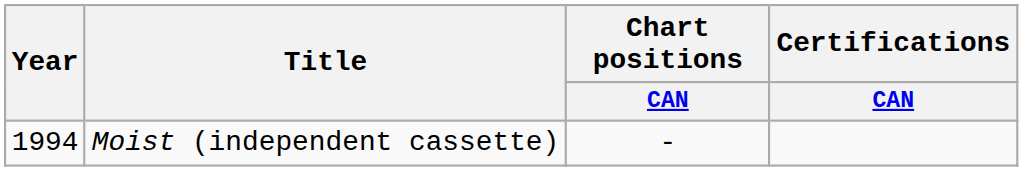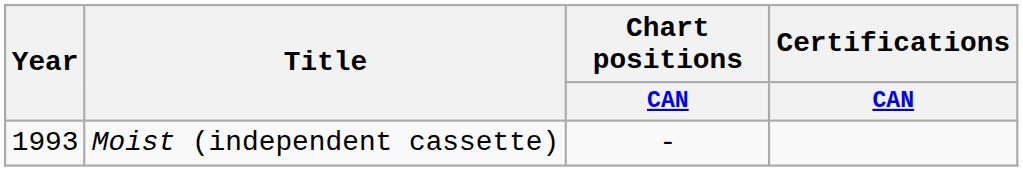(45, 142) 1994 -> (45, 142) 1993
